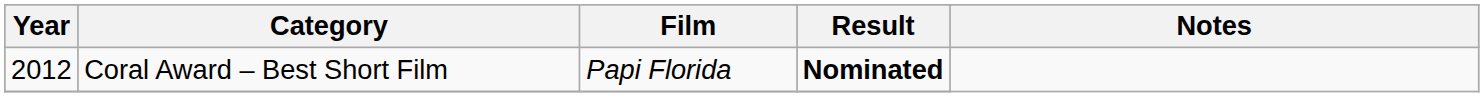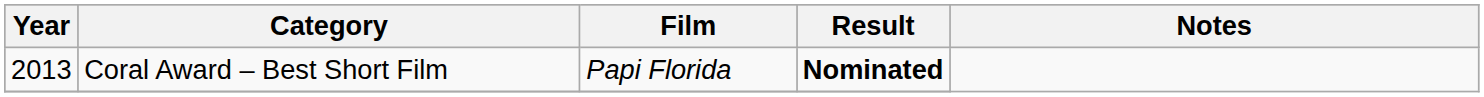(41, 69) 2012 -> (41, 69) 2013
